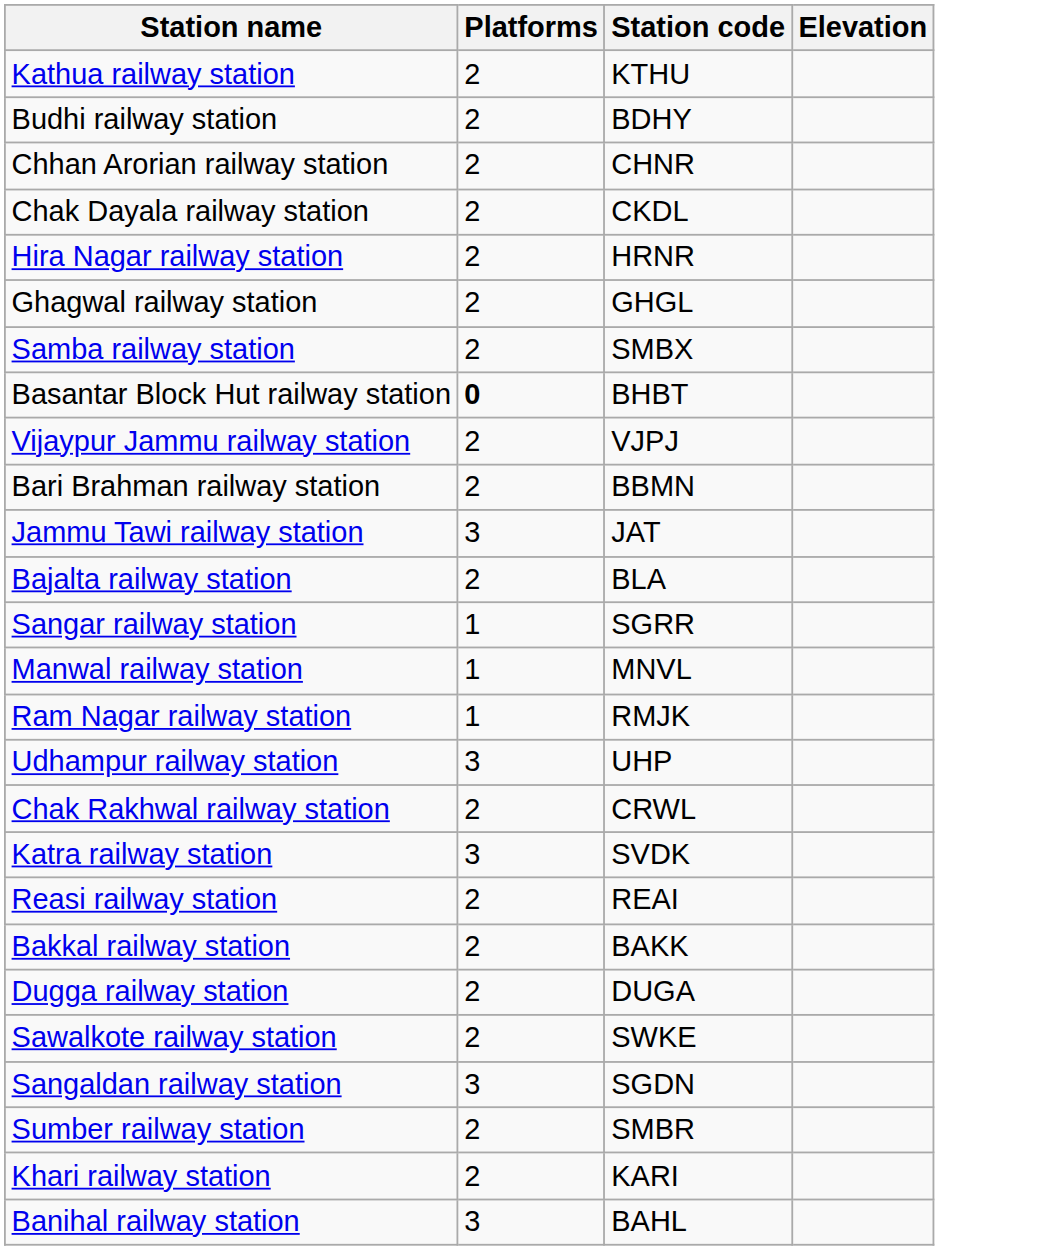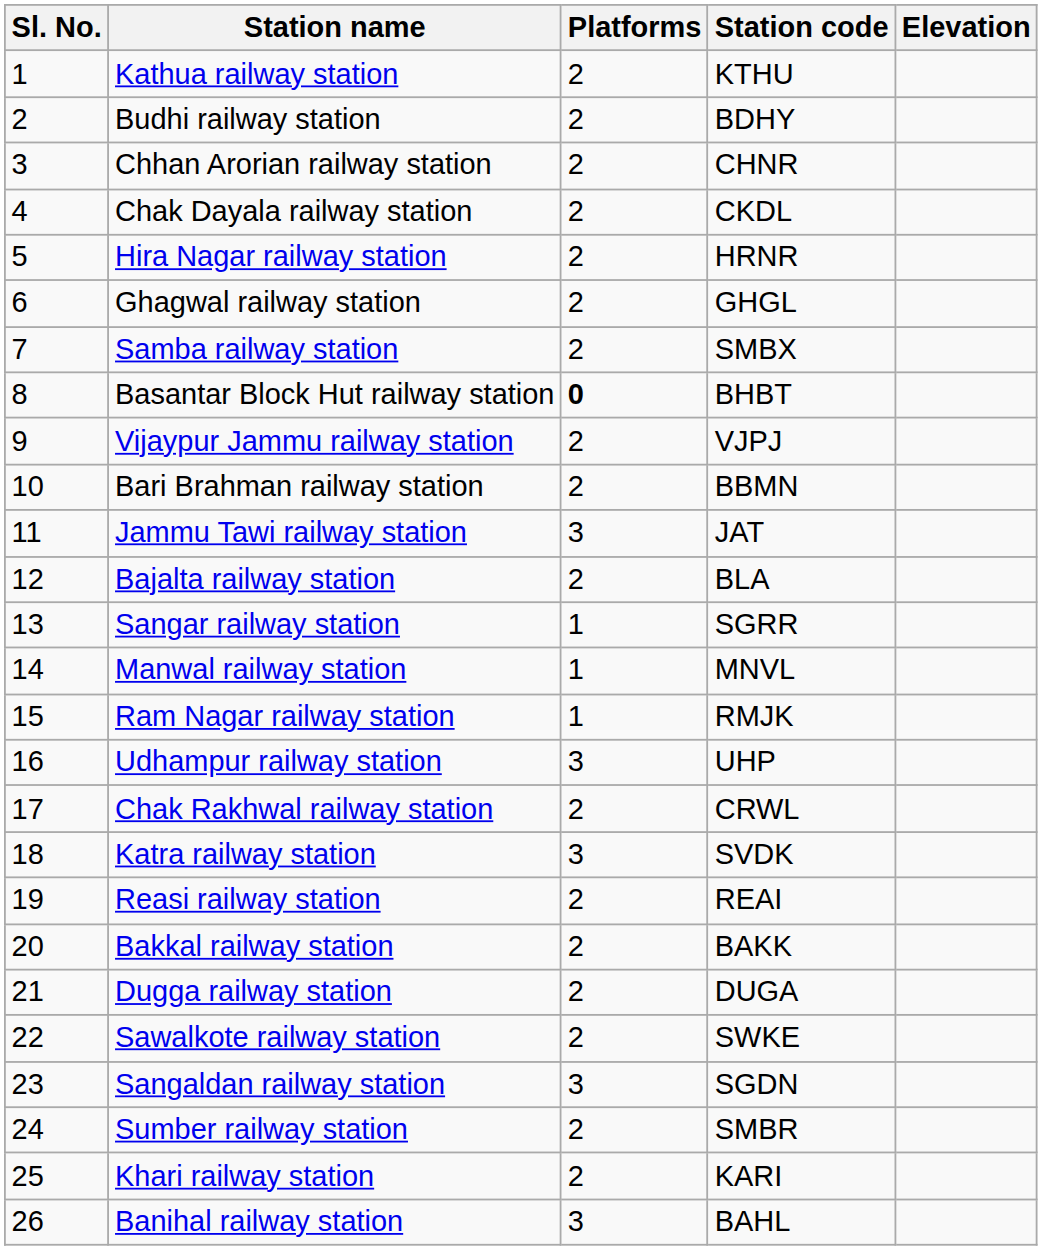+ column: (57, 27)
